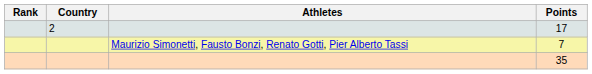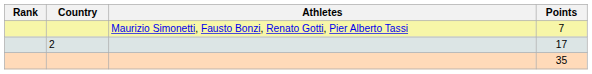rows swapped: (561, 45) <-> (561, 29)
